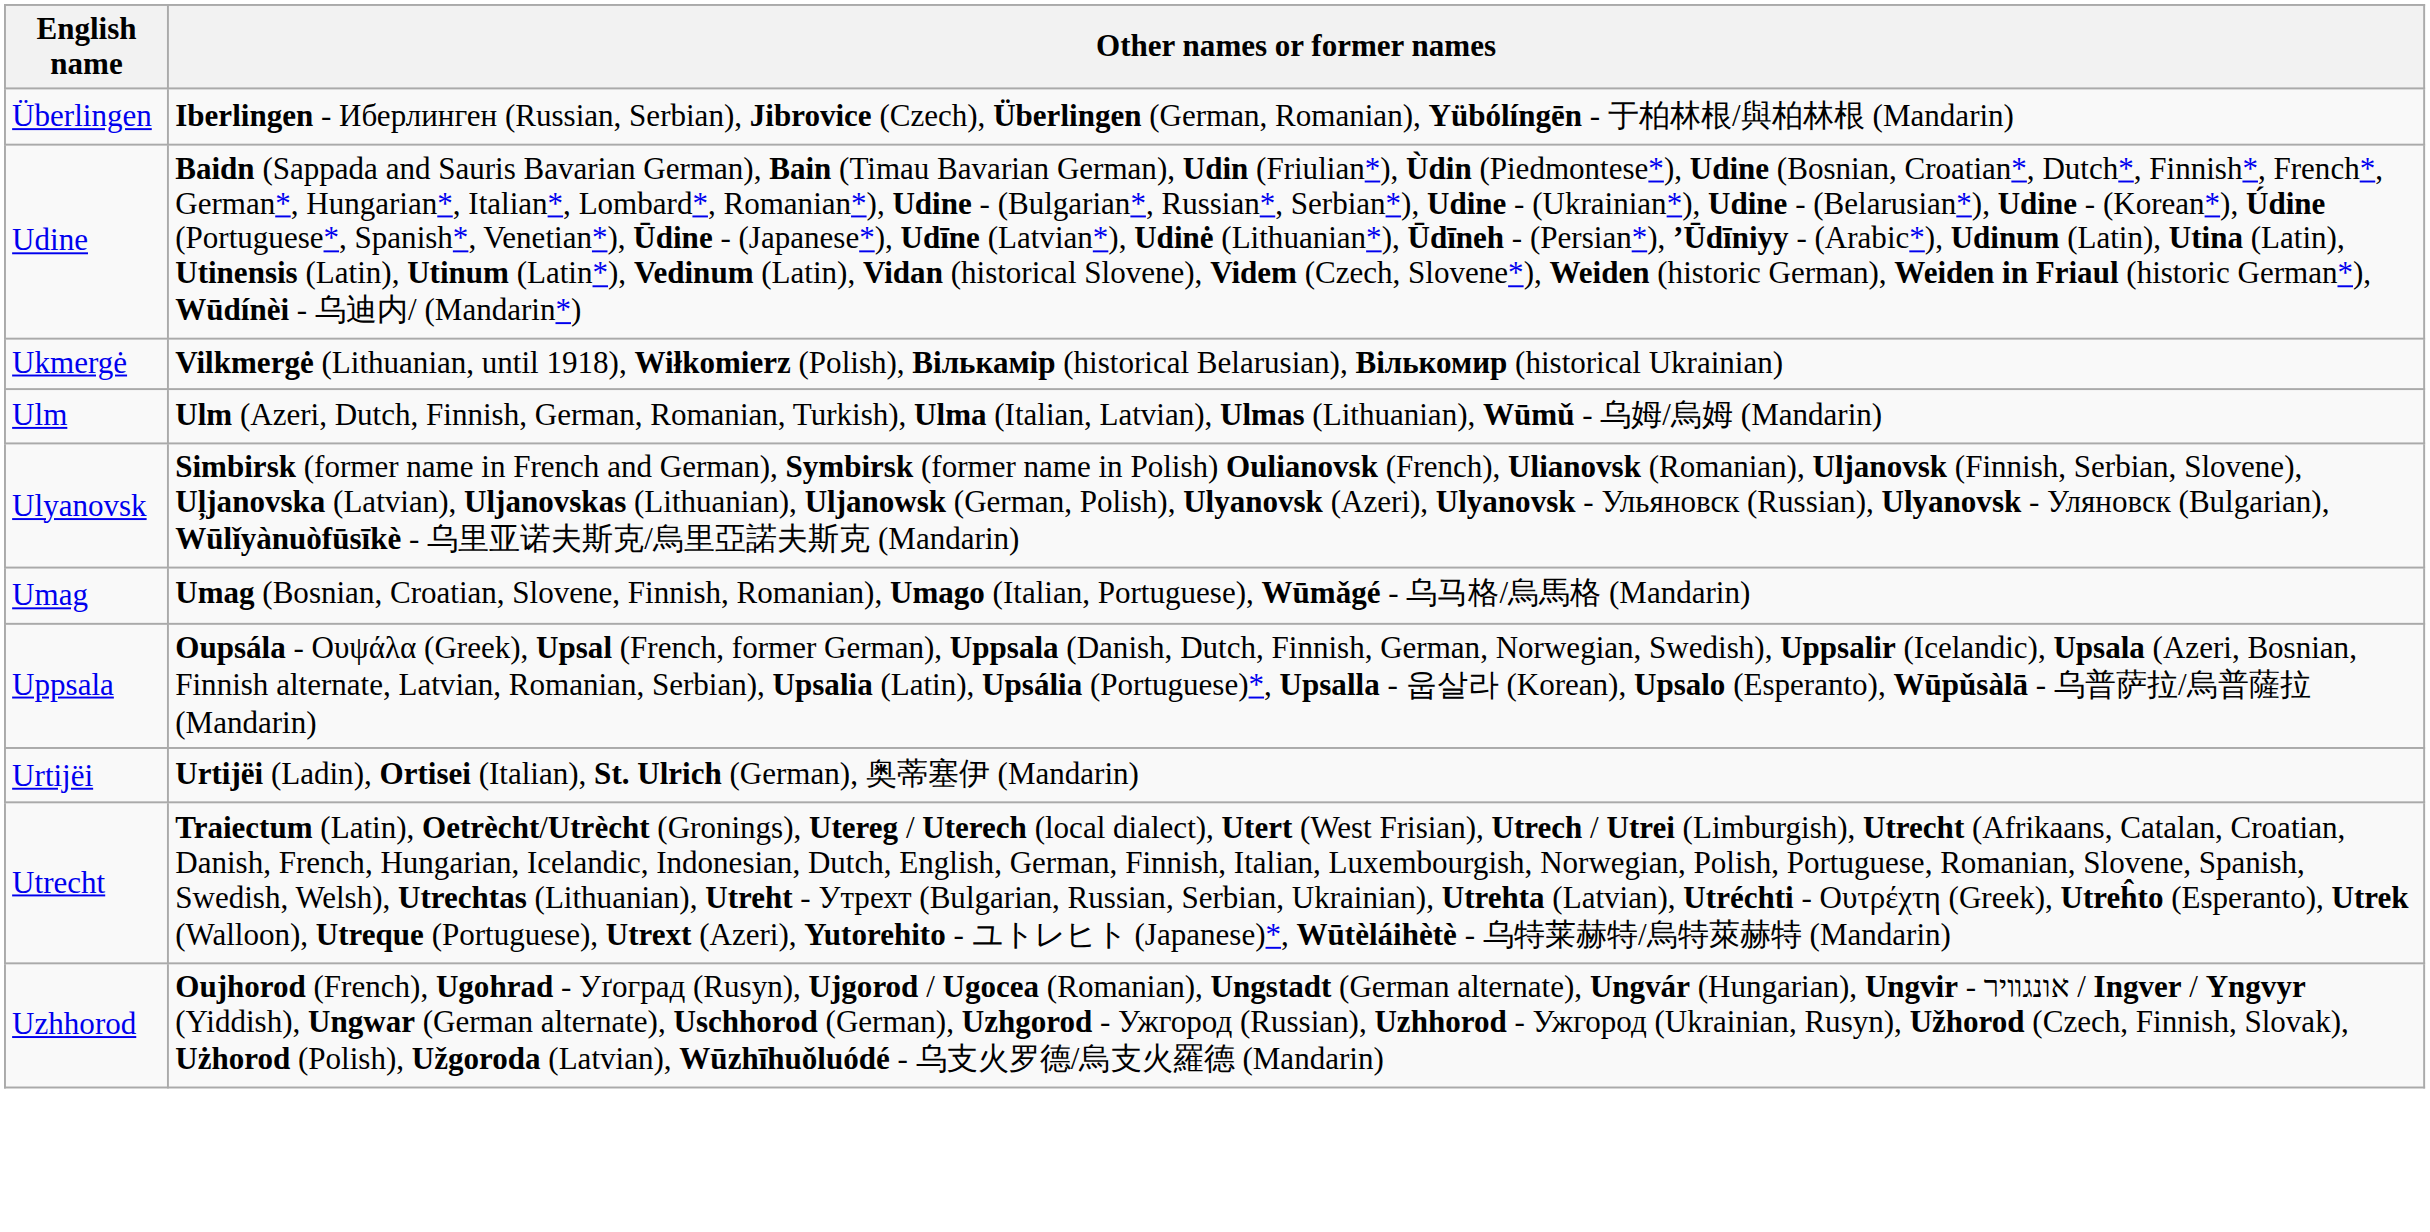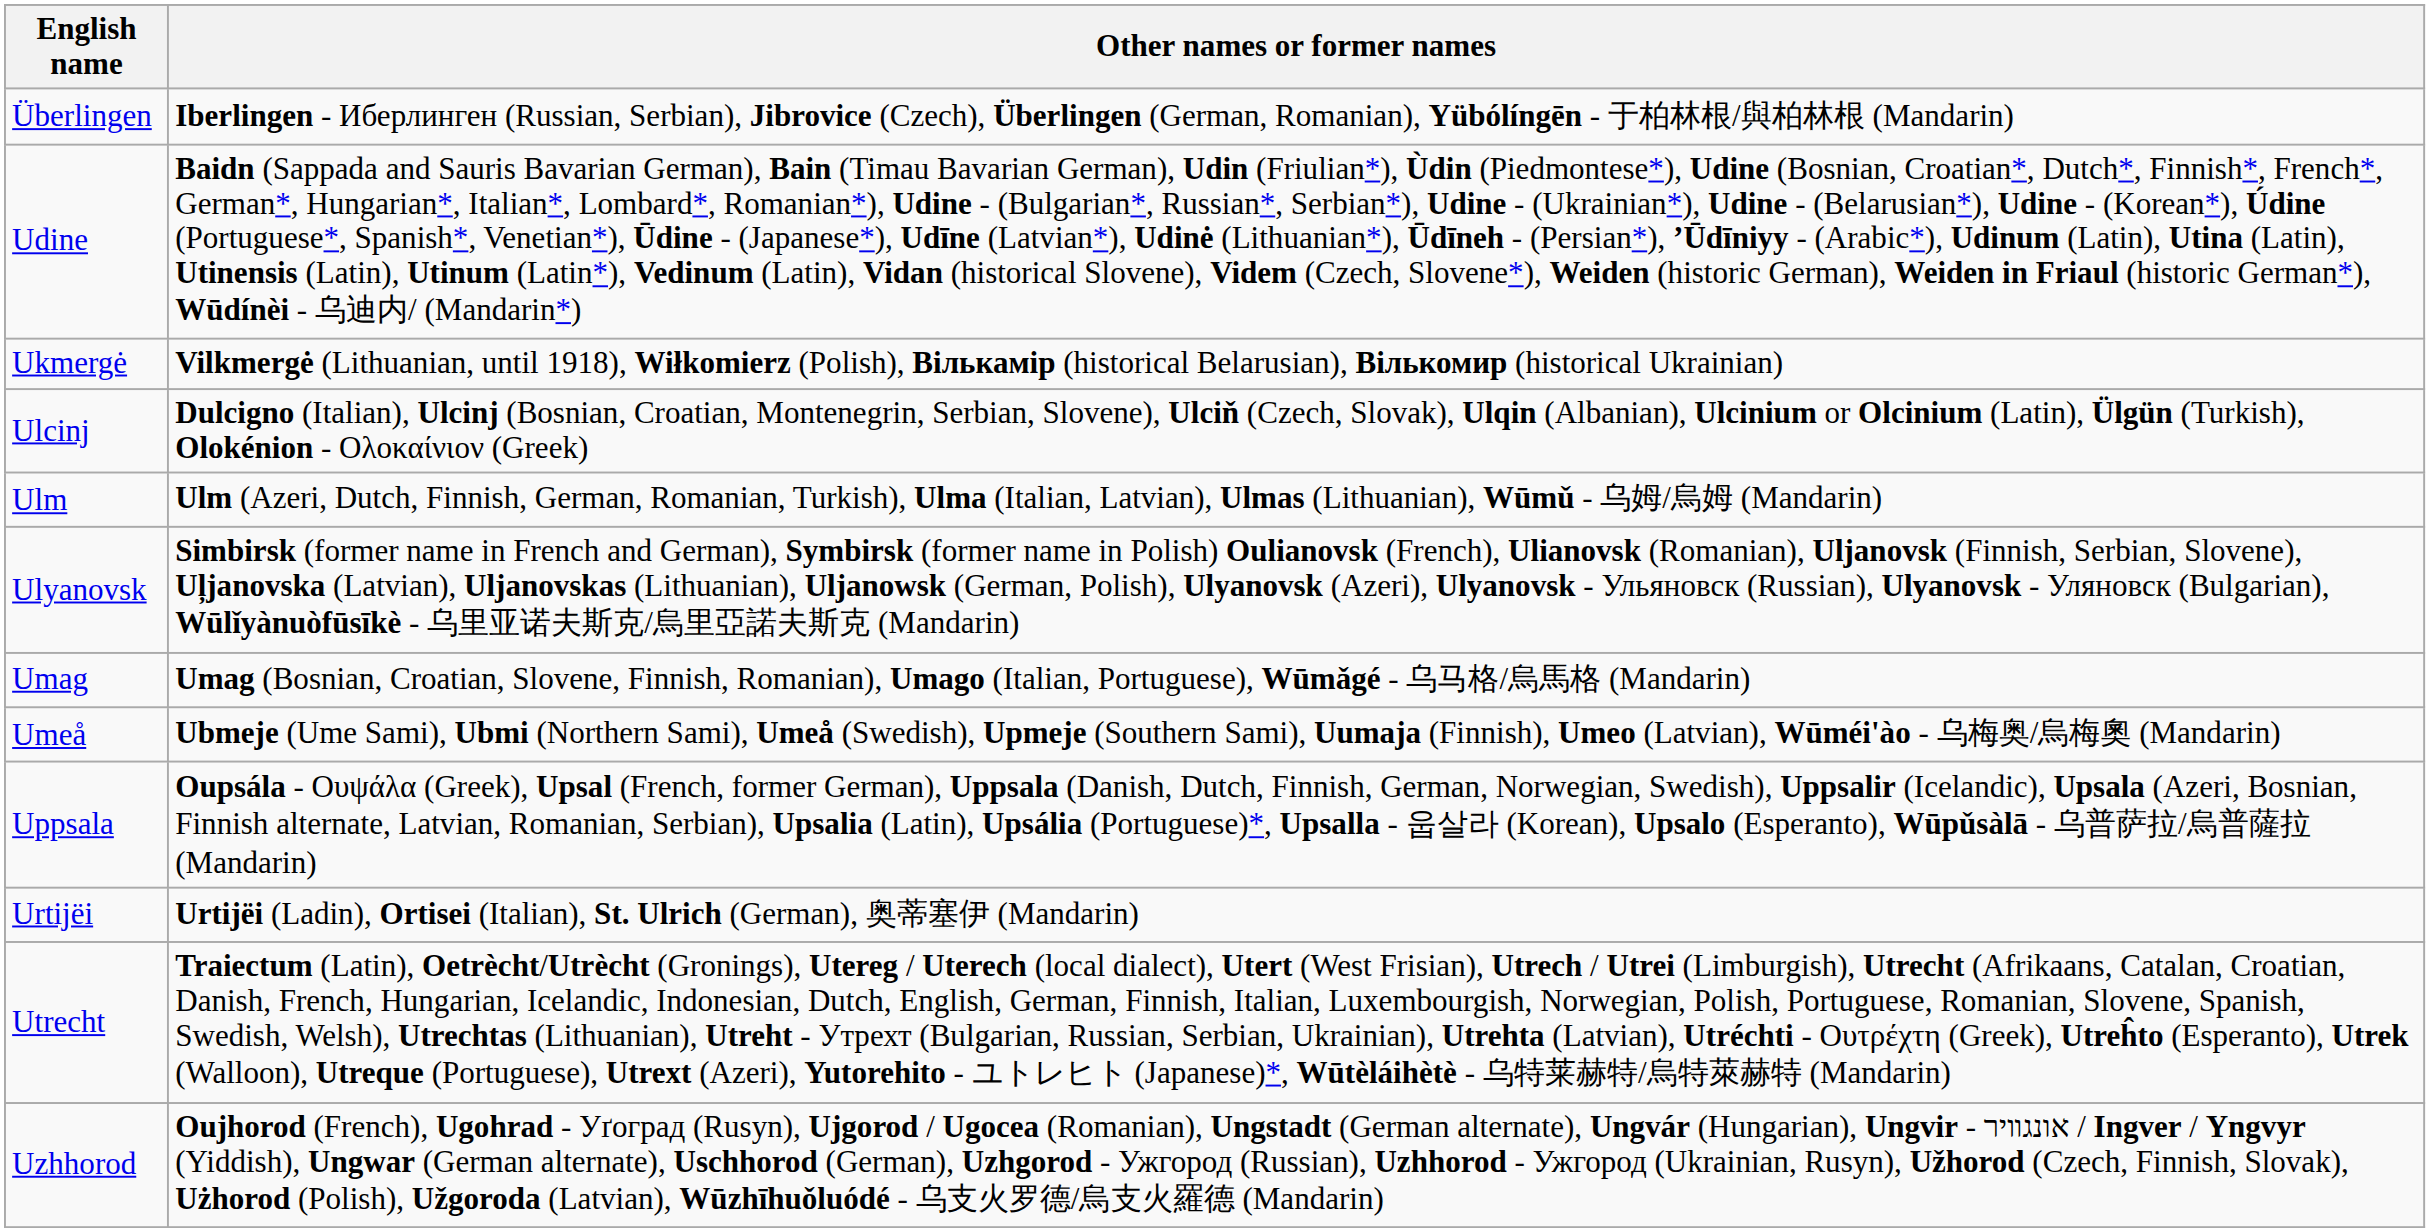+ row: (51, 429)
+ row: (49, 734)
